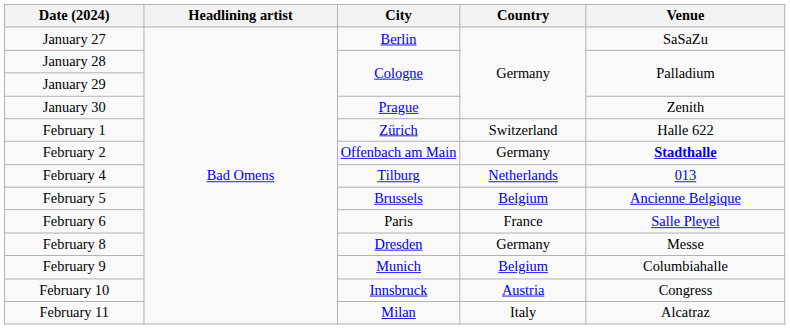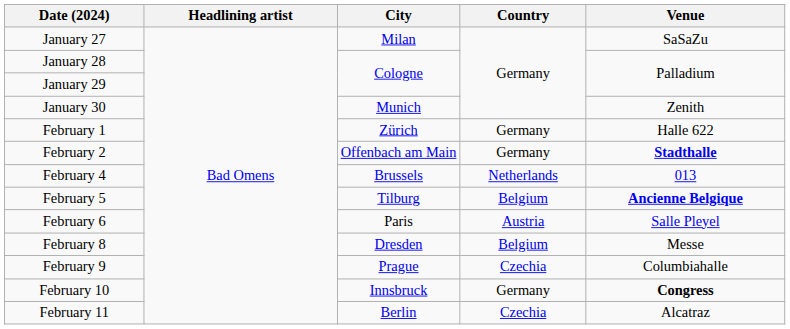(399, 38) Berlin -> (399, 38) Milan
(399, 107) Prague -> (399, 107) Munich
(523, 130) Switzerland -> (523, 130) Germany
(399, 175) Tilburg -> (399, 175) Brussels
(399, 198) Brussels -> (399, 198) Tilburg
(685, 198) normal -> (685, 198) bold
(523, 221) France -> (523, 221) Austria
(523, 244) Germany -> (523, 244) Belgium
(399, 267) Munich -> (399, 267) Prague
(523, 267) Belgium -> (523, 267) Czechia
(523, 289) Austria -> (523, 289) Germany
(685, 289) normal -> (685, 289) bold
(399, 312) Milan -> (399, 312) Berlin
(523, 312) Italy -> (523, 312) Czechia
